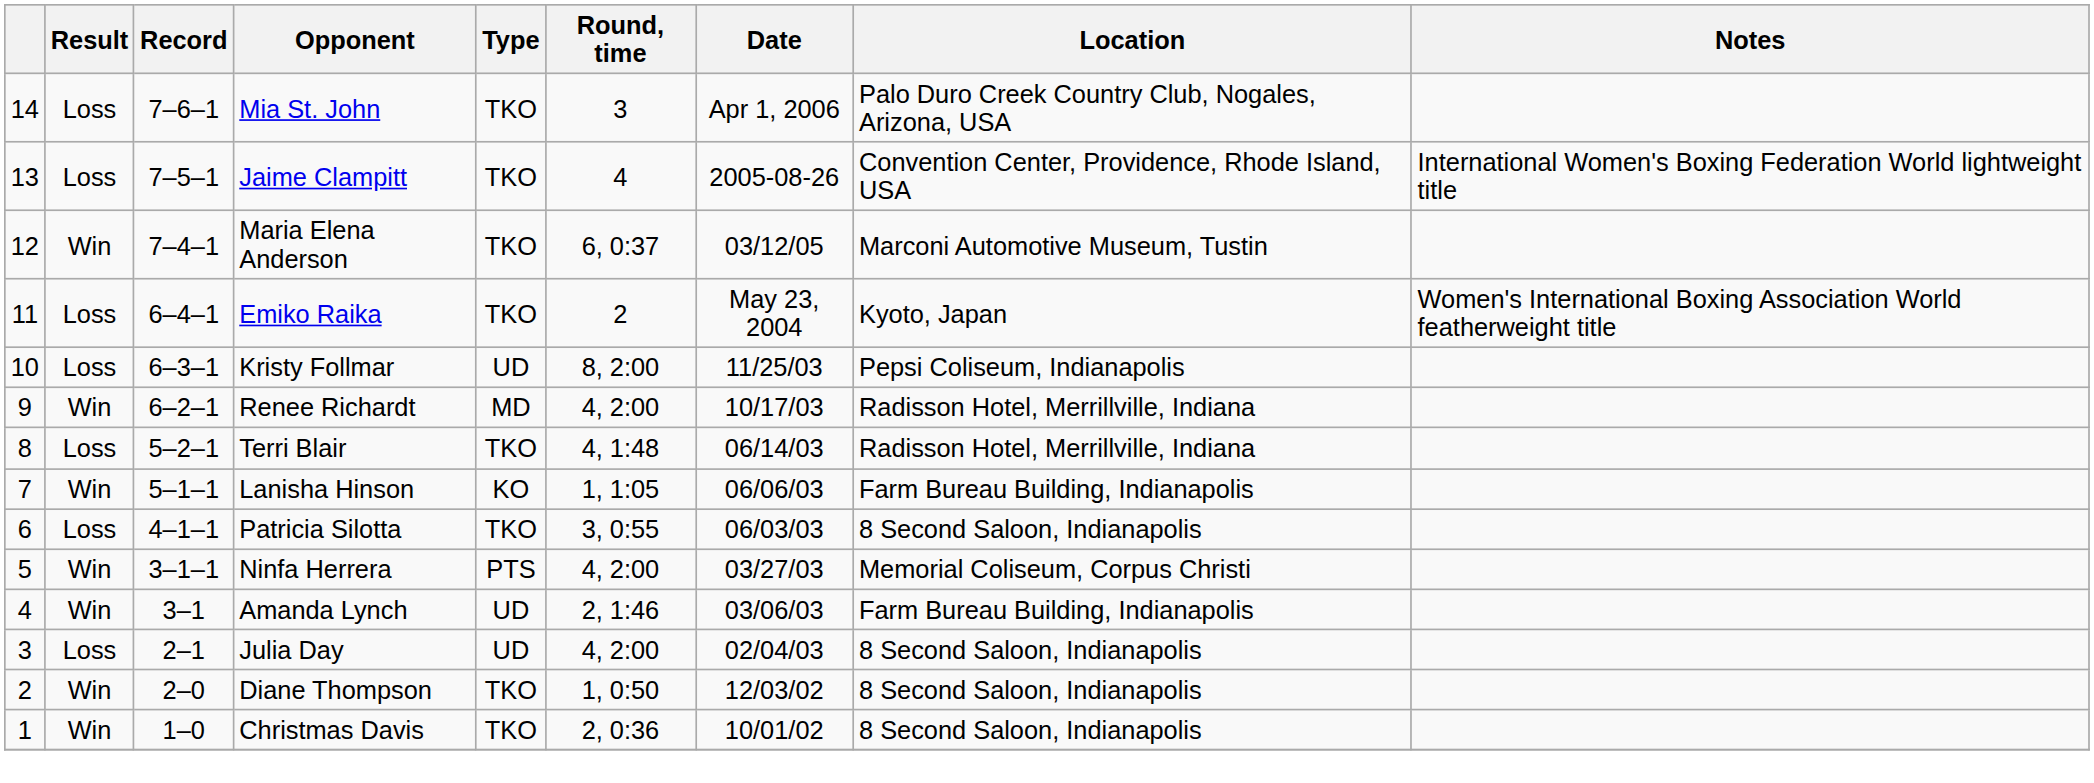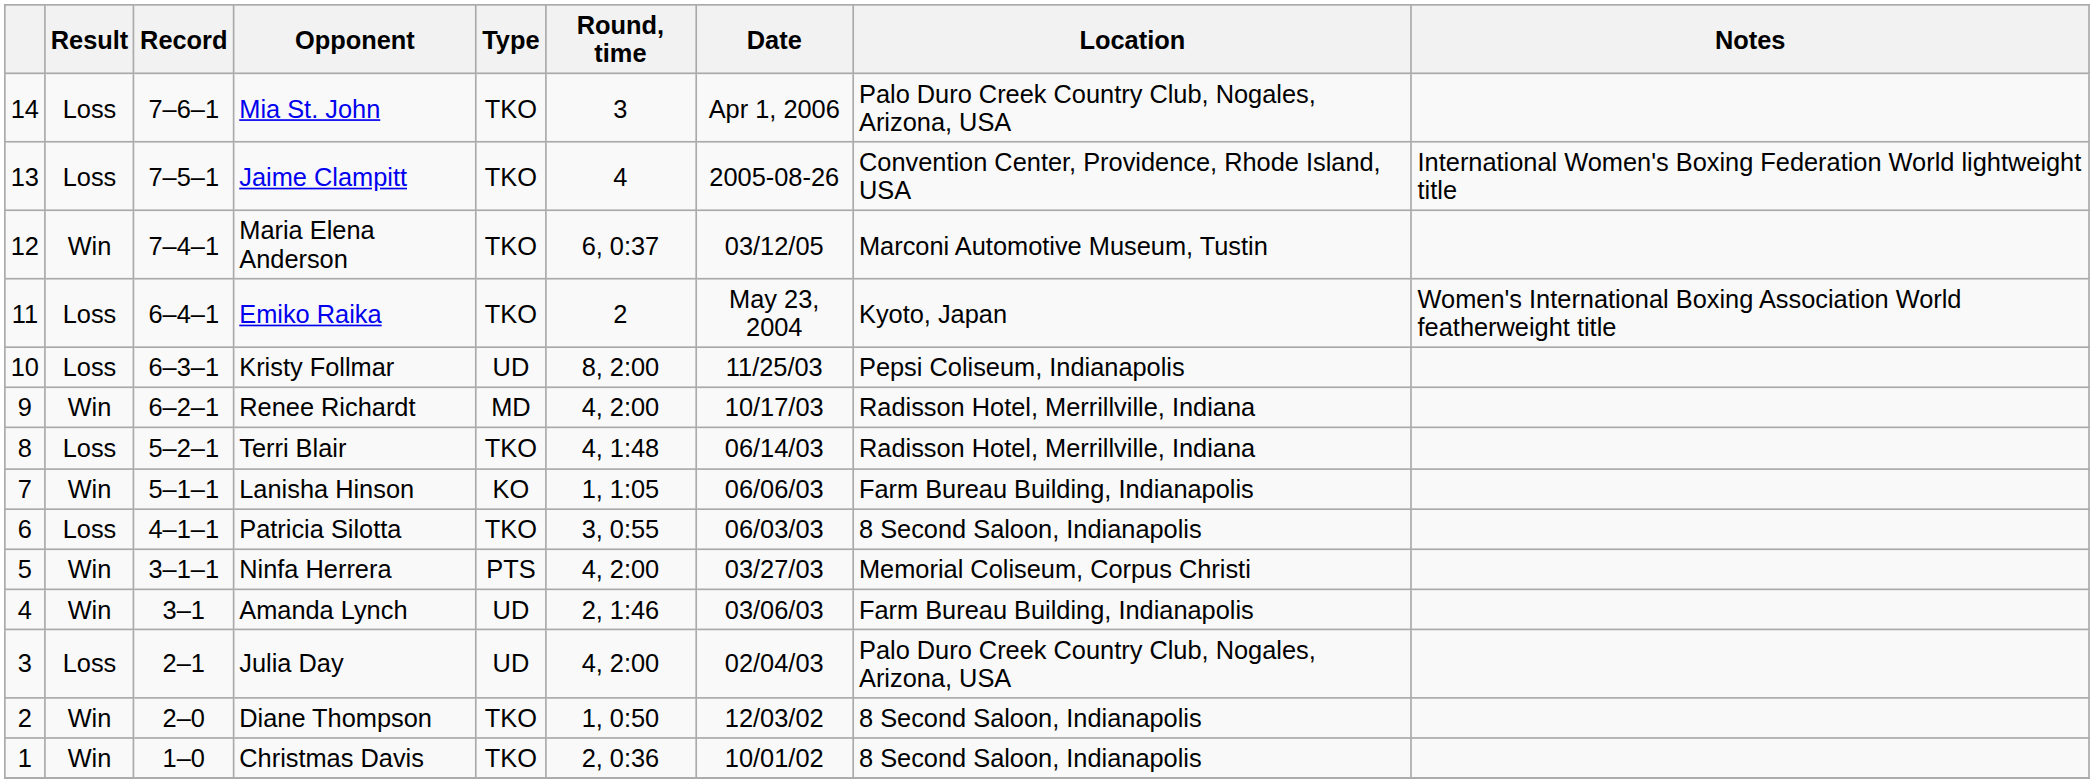(1030, 649) 8 Second Saloon, Indianapolis -> (1087, 663) Palo Duro Creek Country Club, Nogales, Arizona, USA
